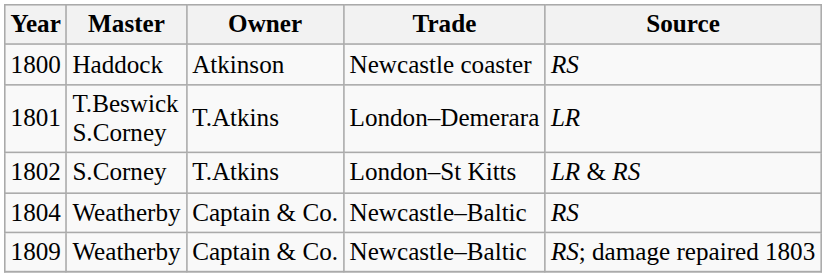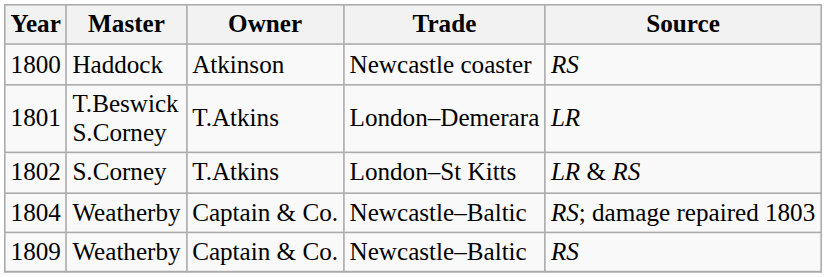(565, 212) RS -> (683, 212) RS; damage repaired 1803
(683, 251) RS; damage repaired 1803 -> (565, 251) RS
